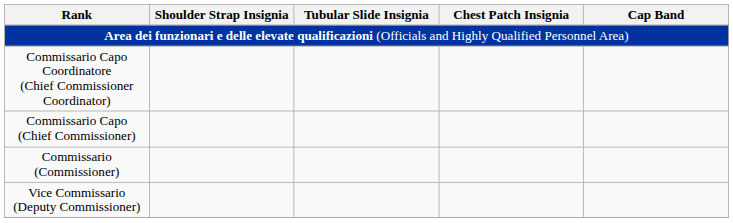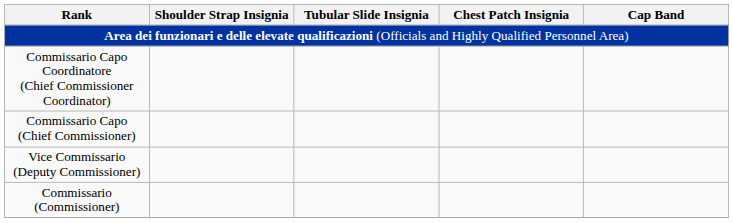rows swapped: (77, 164) <-> (77, 200)
